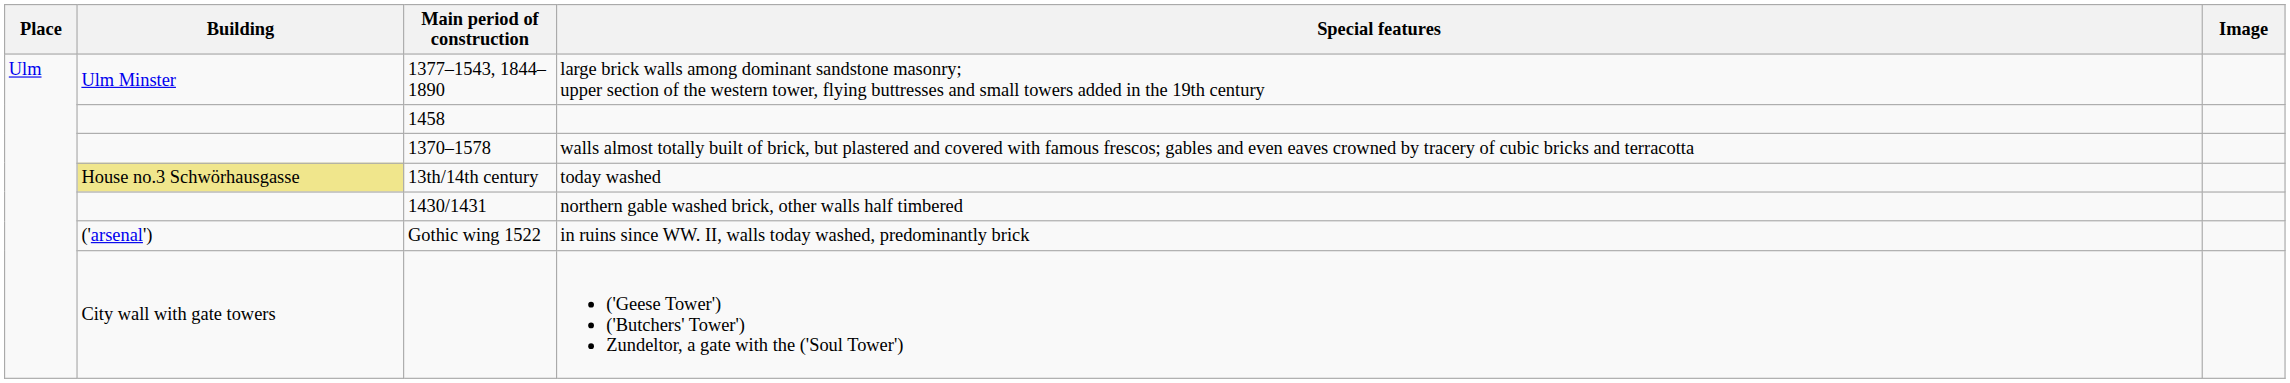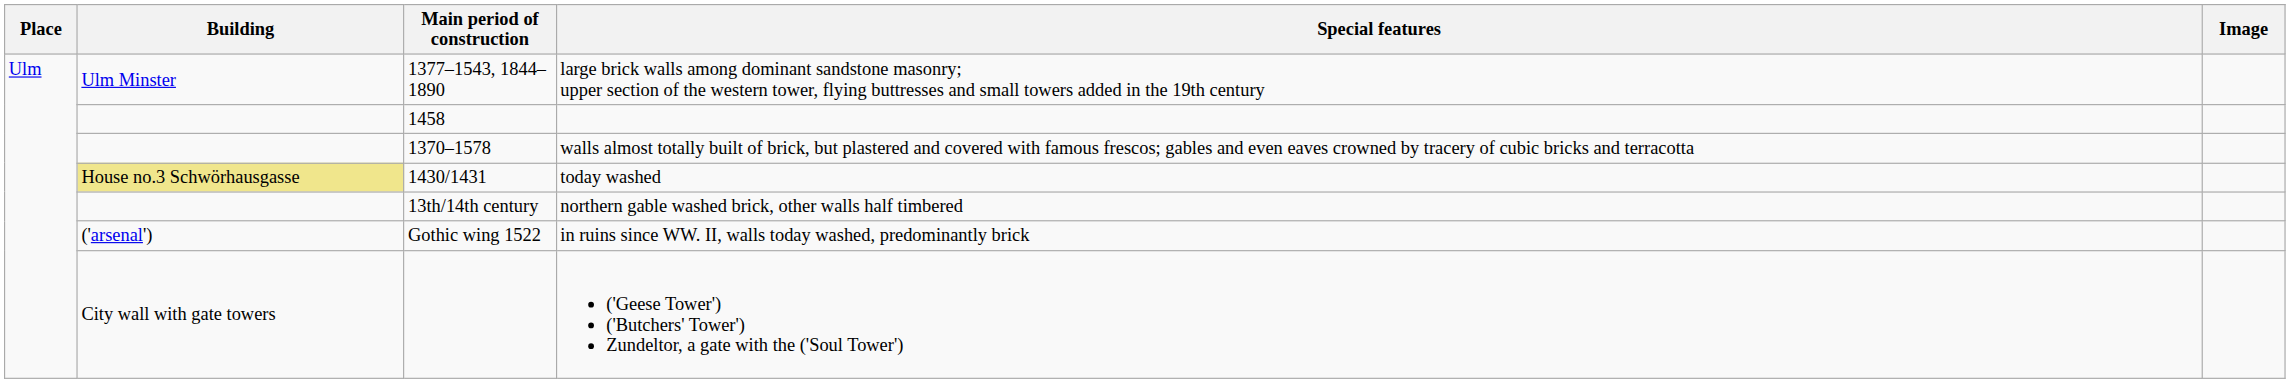(473, 177) 13th/14th century -> (447, 177) 1430/1431
(447, 206) 1430/1431 -> (473, 206) 13th/14th century
